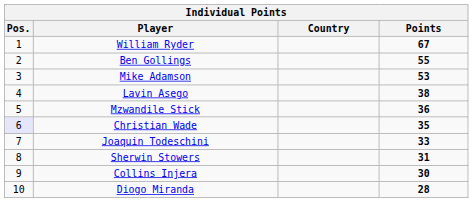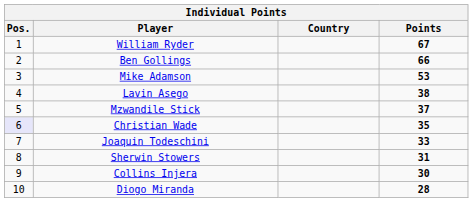(424, 61) 55 -> (424, 61) 66
(424, 109) 36 -> (424, 109) 37
